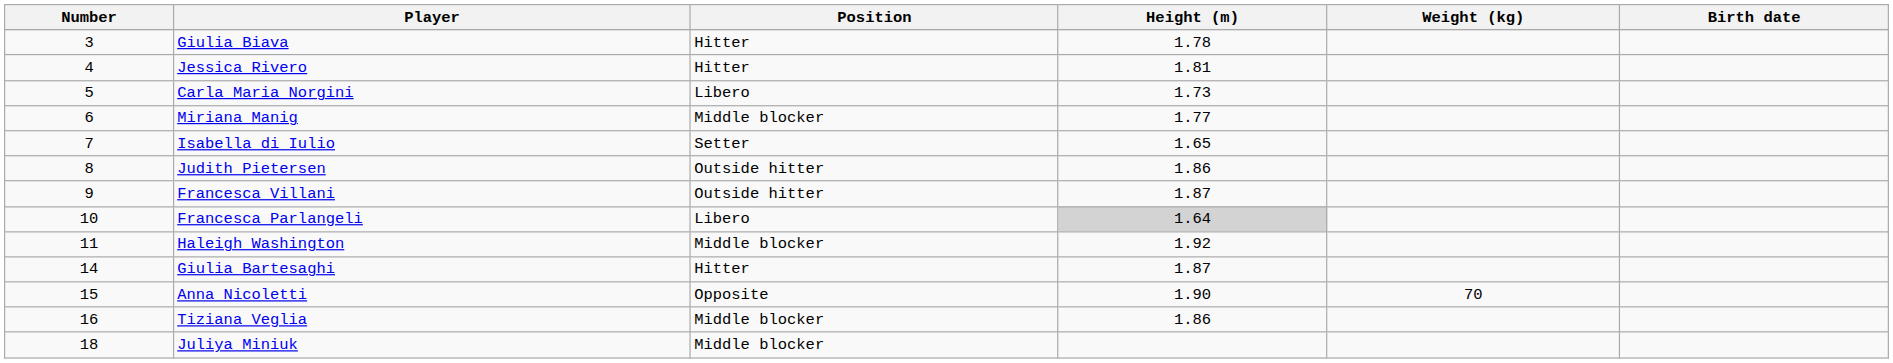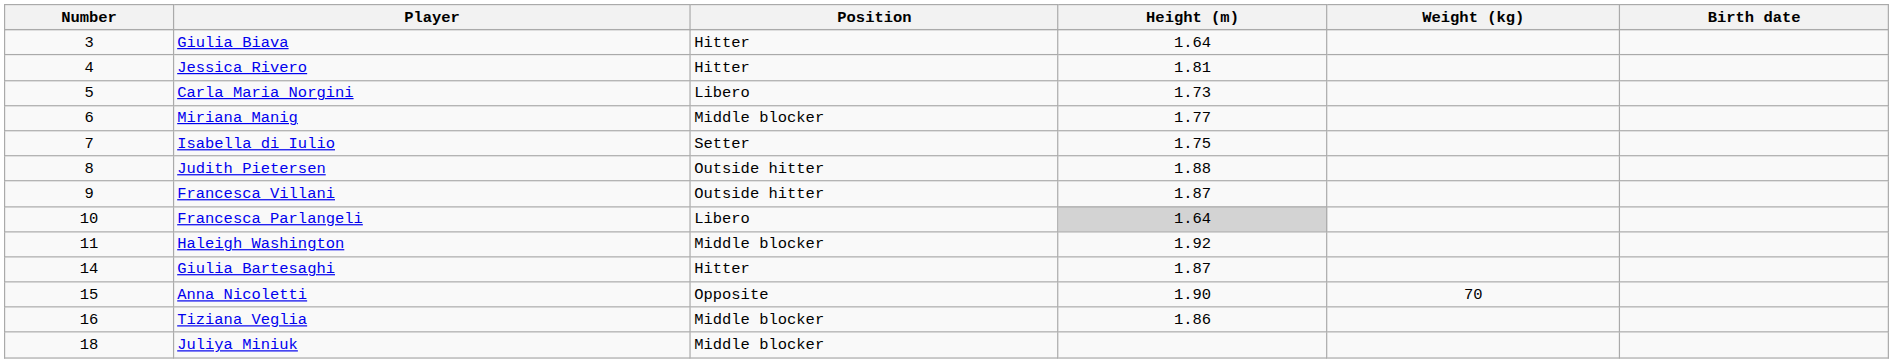(1192, 42) 1.78 -> (1192, 42) 1.64
(1192, 143) 1.65 -> (1192, 143) 1.75
(1192, 168) 1.86 -> (1192, 168) 1.88
